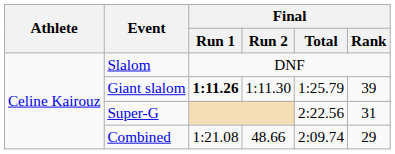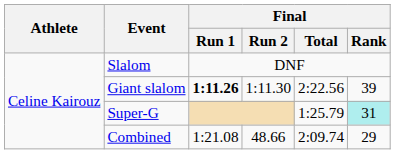(321, 88) 1:25.79 -> (321, 88) 2:22.56
(321, 112) 2:22.56 -> (321, 112) 1:25.79
(369, 112) no background -> (369, 112) paleturquoise background
